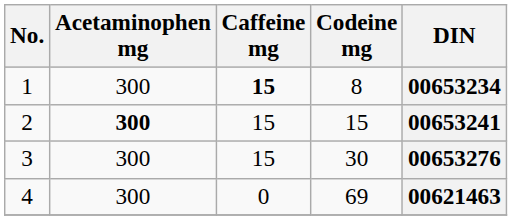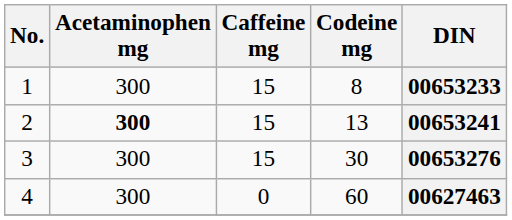(263, 85) bold -> (263, 85) normal
(454, 85) 00653234 -> (454, 85) 00653233
(357, 122) 15 -> (357, 122) 13
(357, 196) 69 -> (357, 196) 60
(454, 196) 00621463 -> (454, 196) 00627463
